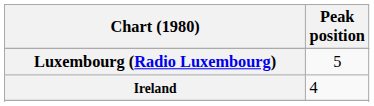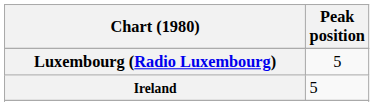(314, 87) 4 -> (314, 87) 5
